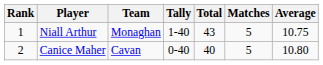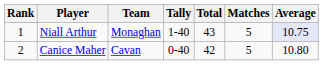(295, 32) no background -> (295, 32) lavender background
(209, 50) 40 -> (209, 50) 42
